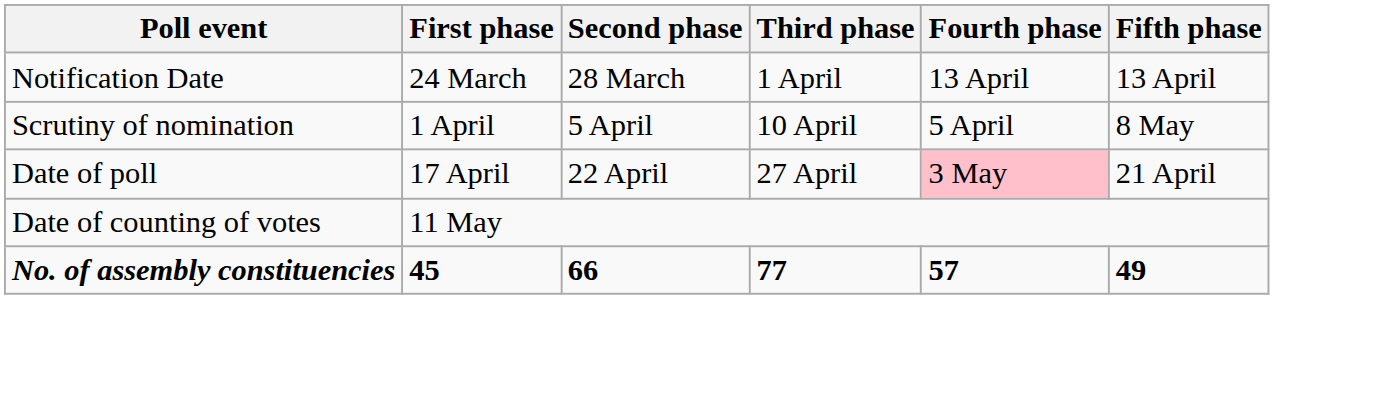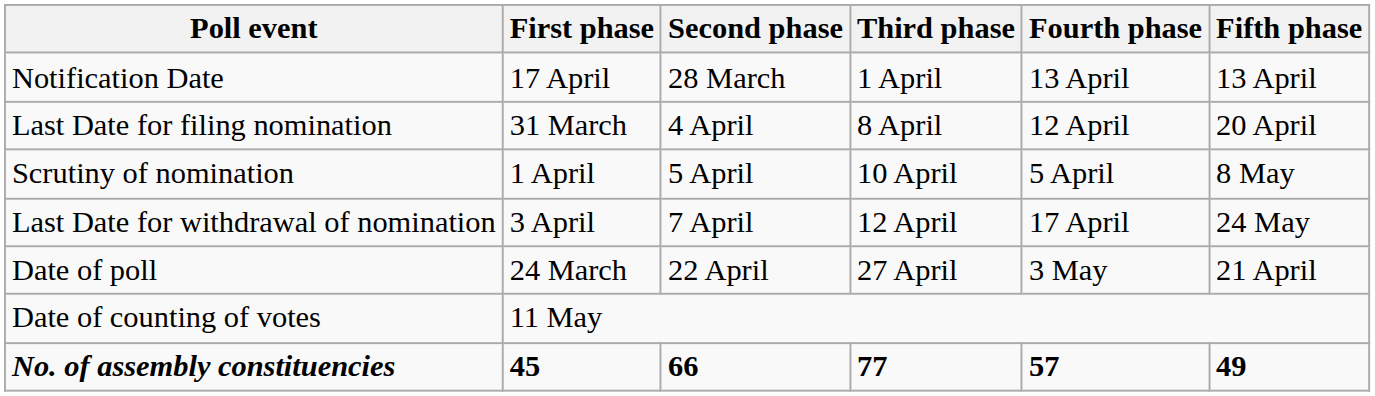(468, 76) 24 March -> (560, 76) 17 April
+ row: (202, 125)
+ row: (254, 221)
(460, 173) 17 April -> (568, 269) 24 March
(968, 173) pink background -> (1068, 269) no background
